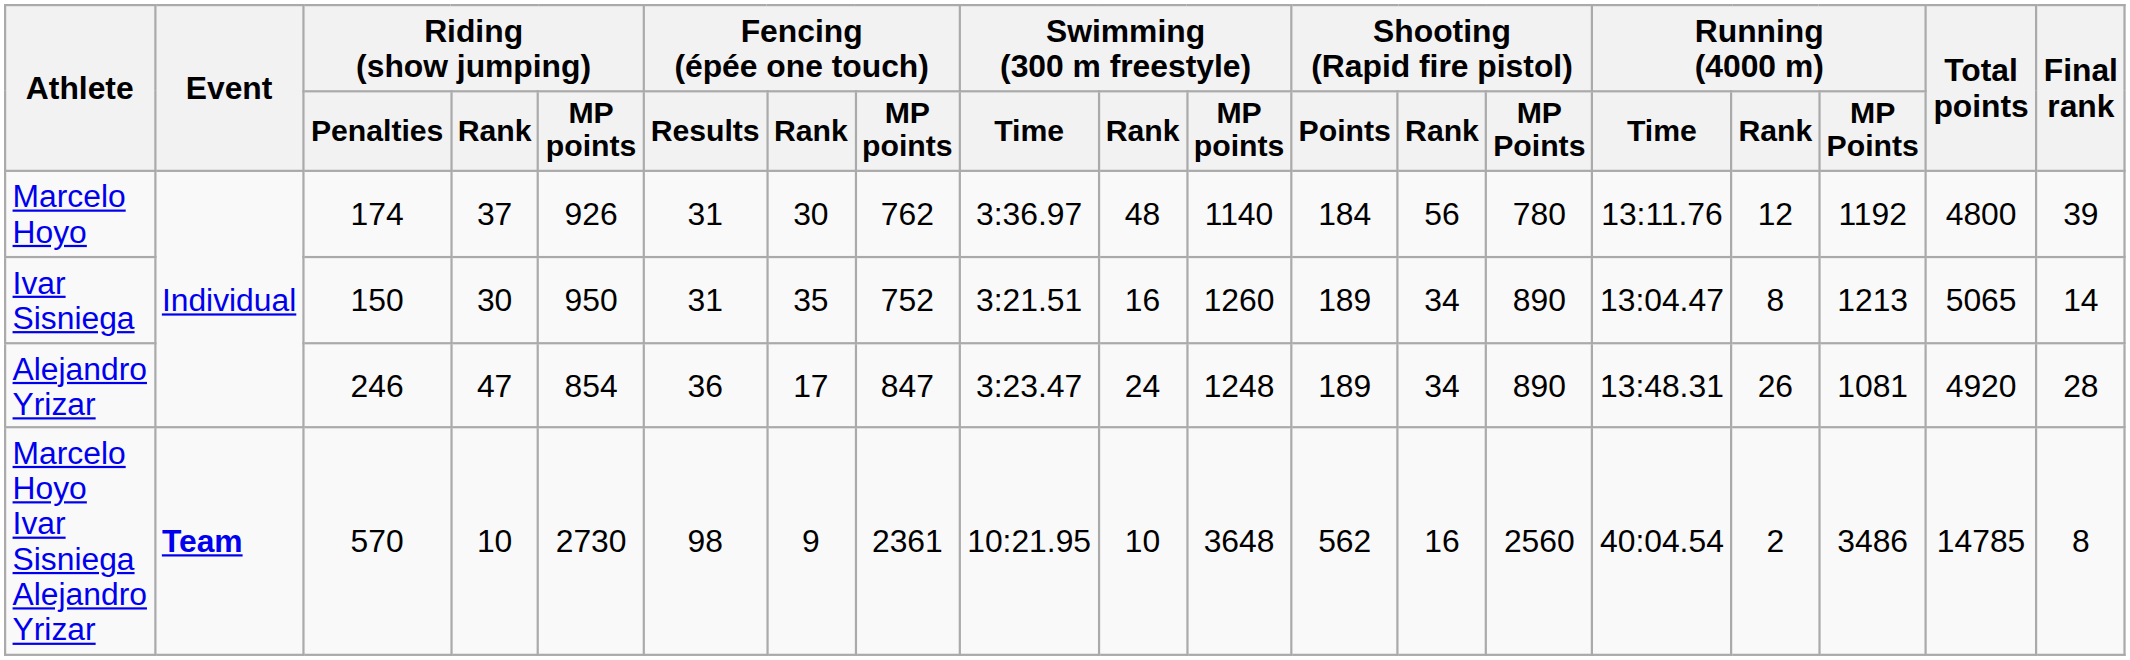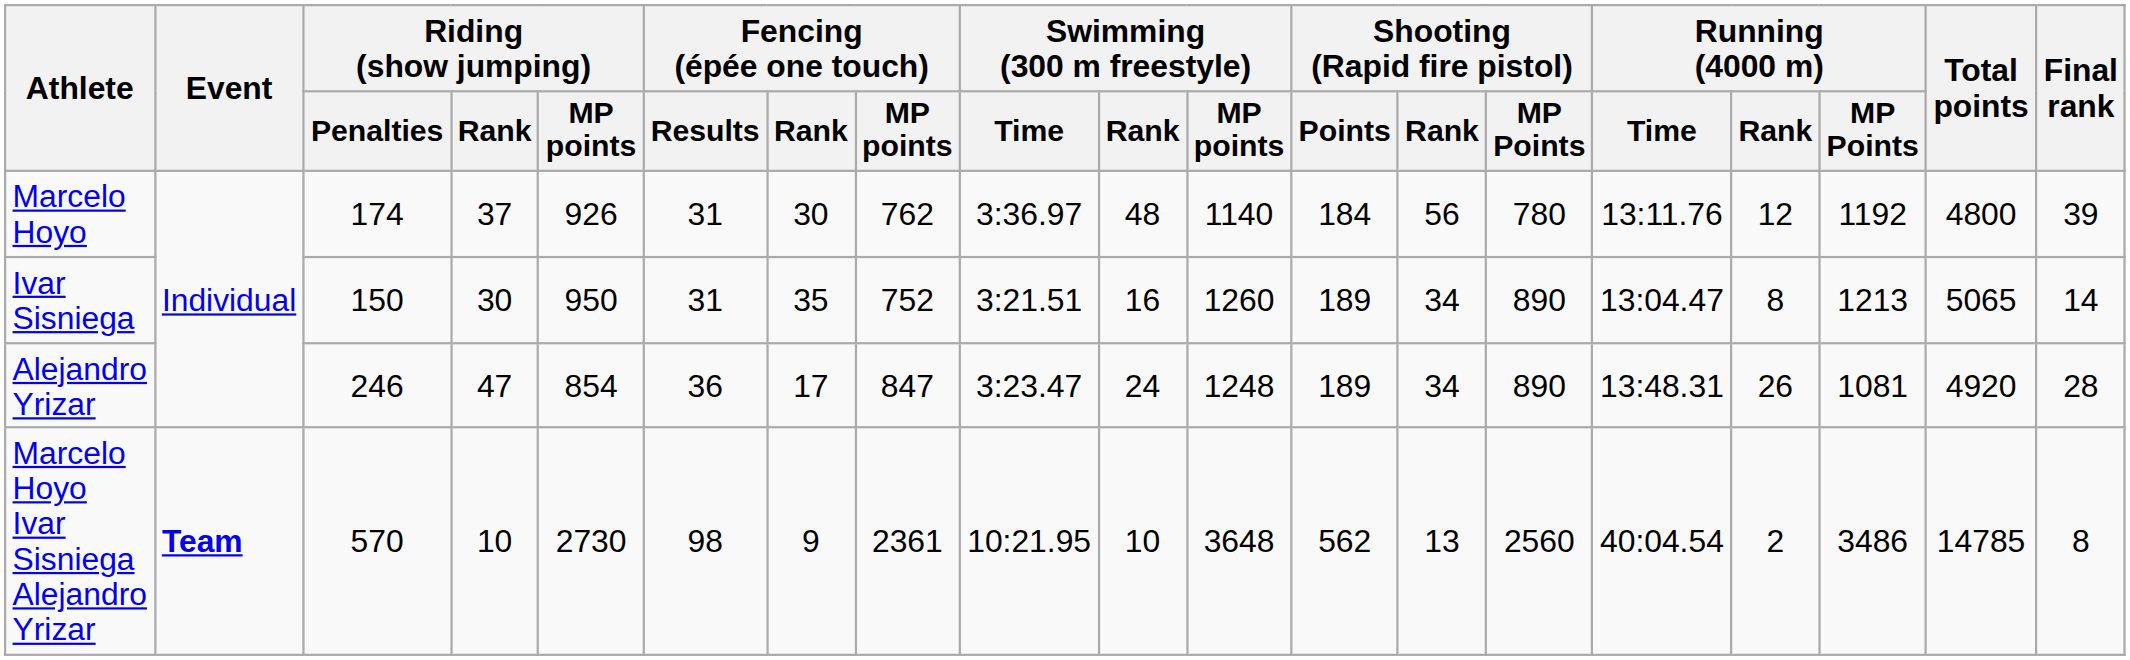(1442, 542) 16 -> (1442, 542) 13
